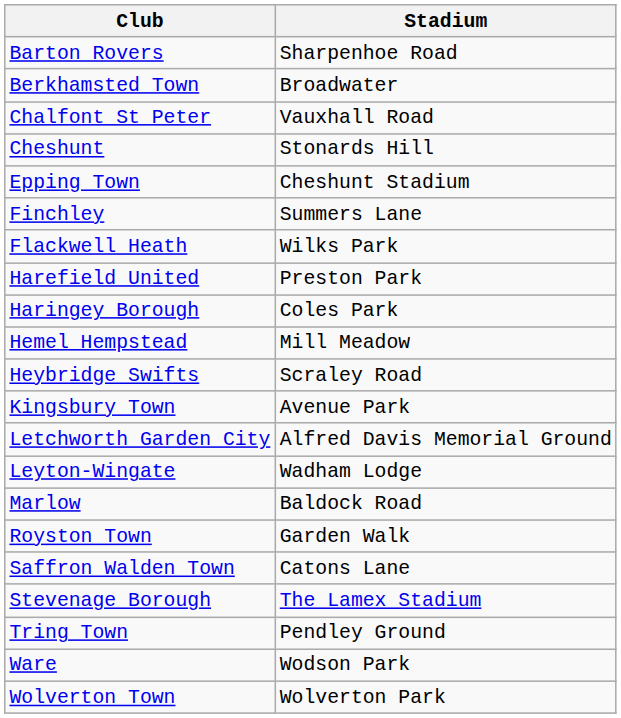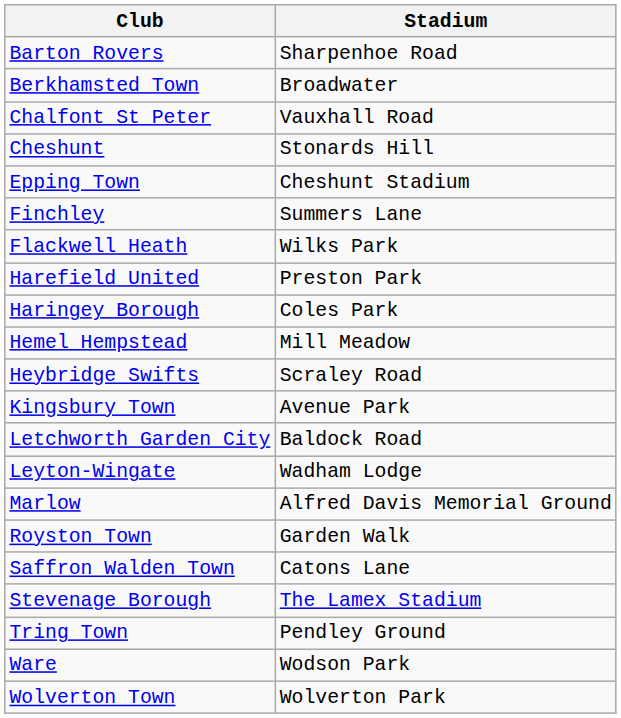(446, 440) Alfred Davis Memorial Ground -> (351, 440) Baldock Road
(351, 504) Baldock Road -> (446, 504) Alfred Davis Memorial Ground
